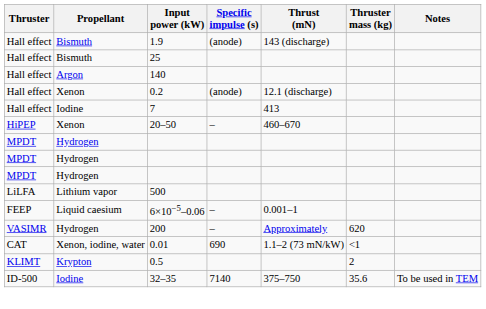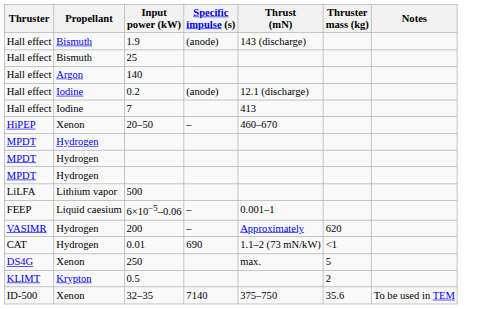(70, 91) Xenon -> (70, 91) Iodine
(101, 245) Xenon, iodine, water -> (77, 245) Hydrogen
+ row: (20, 262)
(70, 278) Iodine -> (70, 295) Xenon
